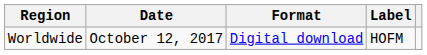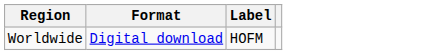- column: (156, 16)
